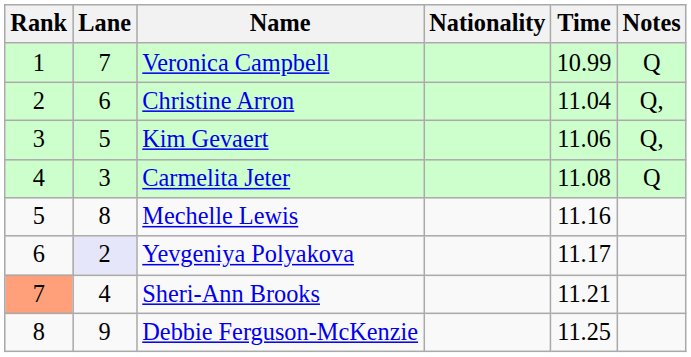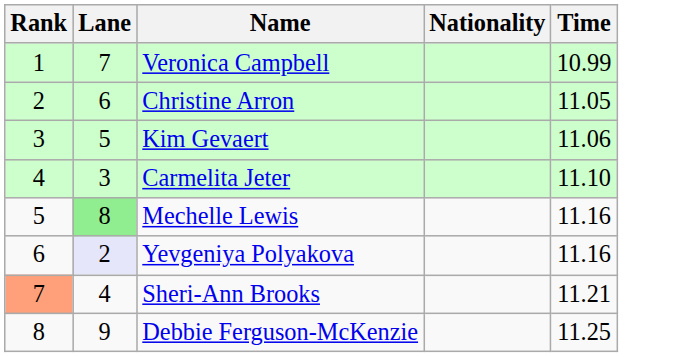- column: (652, 23)
(584, 100) 11.04 -> (584, 100) 11.05
(584, 178) 11.08 -> (584, 178) 11.10
(105, 216) no background -> (105, 216) lightgreen background
(584, 255) 11.17 -> (584, 255) 11.16
